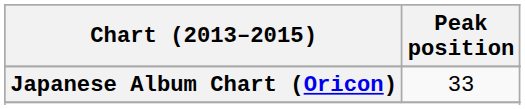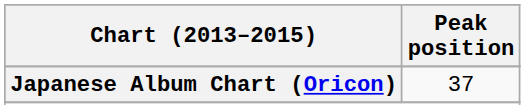(461, 85) 33 -> (461, 85) 37
